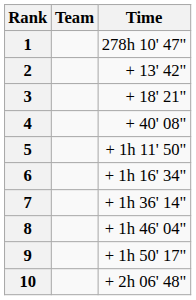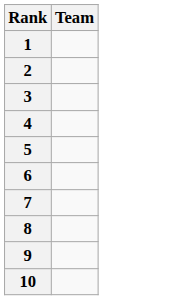- column: (144, 17)
